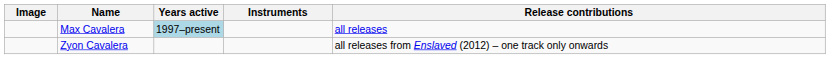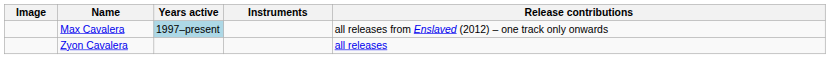(361, 29) all releases -> (471, 29) all releases from Enslaved (2012) – one track only onwards
(471, 45) all releases from Enslaved (2012) – one track only onwards -> (361, 45) all releases
